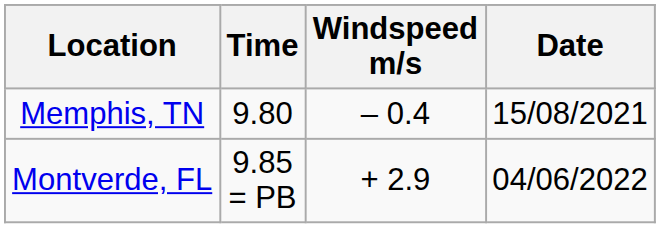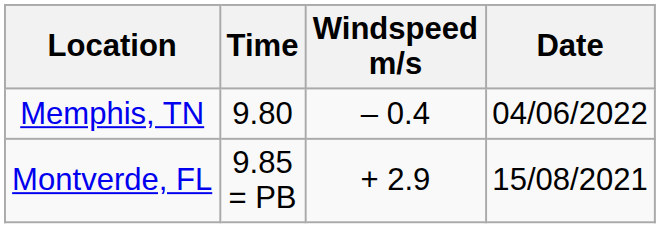(570, 113) 15/08/2021 -> (570, 113) 04/06/2022
(570, 179) 04/06/2022 -> (570, 179) 15/08/2021
